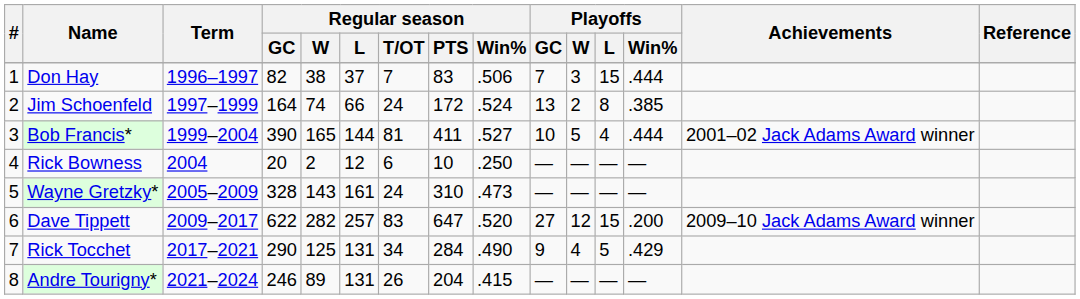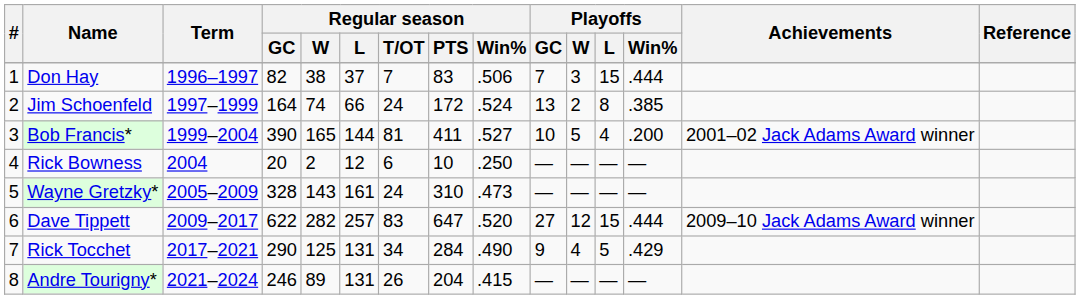(646, 134) .444 -> (646, 134) .200
(646, 221) .200 -> (646, 221) .444
